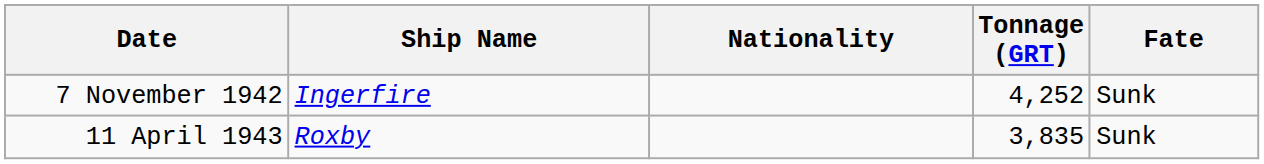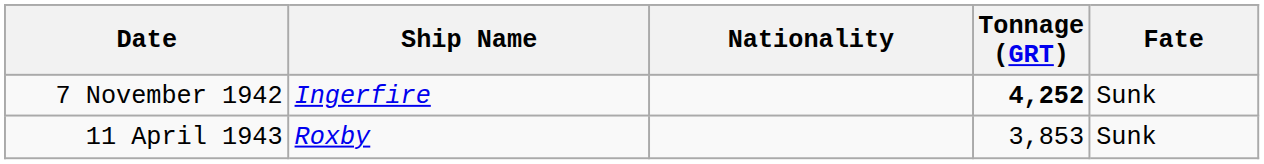(1046, 96) normal -> (1046, 96) bold
(1046, 137) 3,835 -> (1046, 137) 3,853
